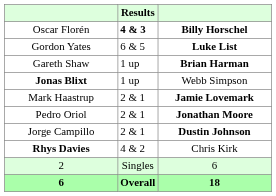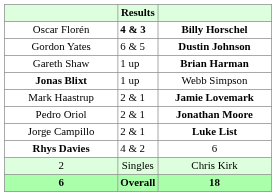(214, 46) Luke List -> (214, 46) Dustin Johnson
(214, 132) Dustin Johnson -> (214, 132) Luke List
(214, 148) Chris Kirk -> (214, 148) 6
(214, 166) 6 -> (214, 166) Chris Kirk
